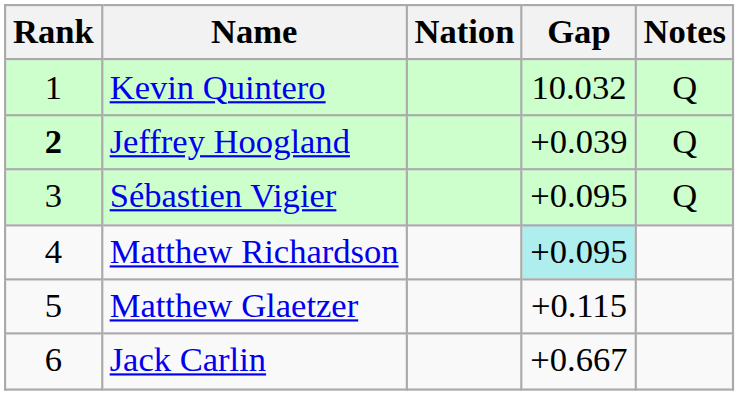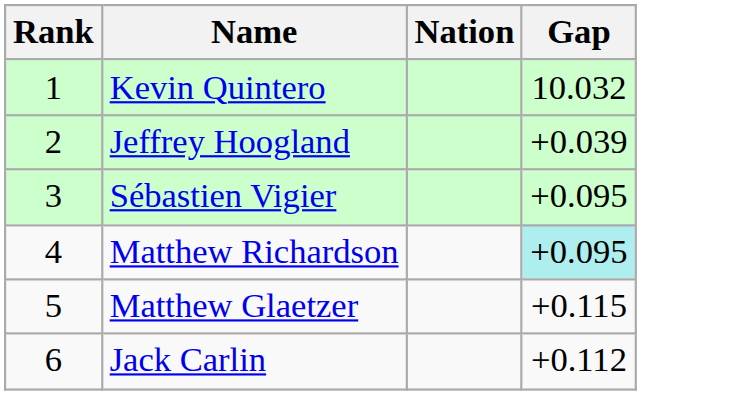- column: (685, 31)
(53, 141) bold -> (53, 141) normal
(579, 360) +0.667 -> (579, 360) +0.112
